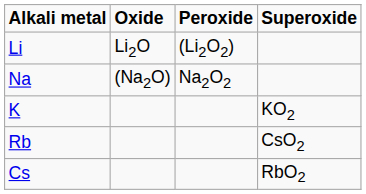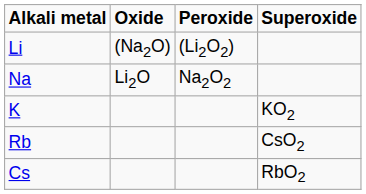(132, 48) Li2O -> (143, 48) (Na2O)
(143, 80) (Na2O) -> (132, 80) Li2O
